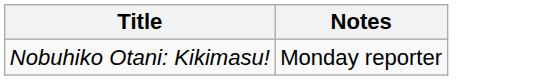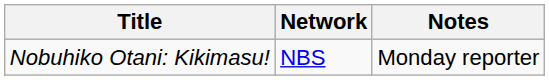+ column: (324, 22)
